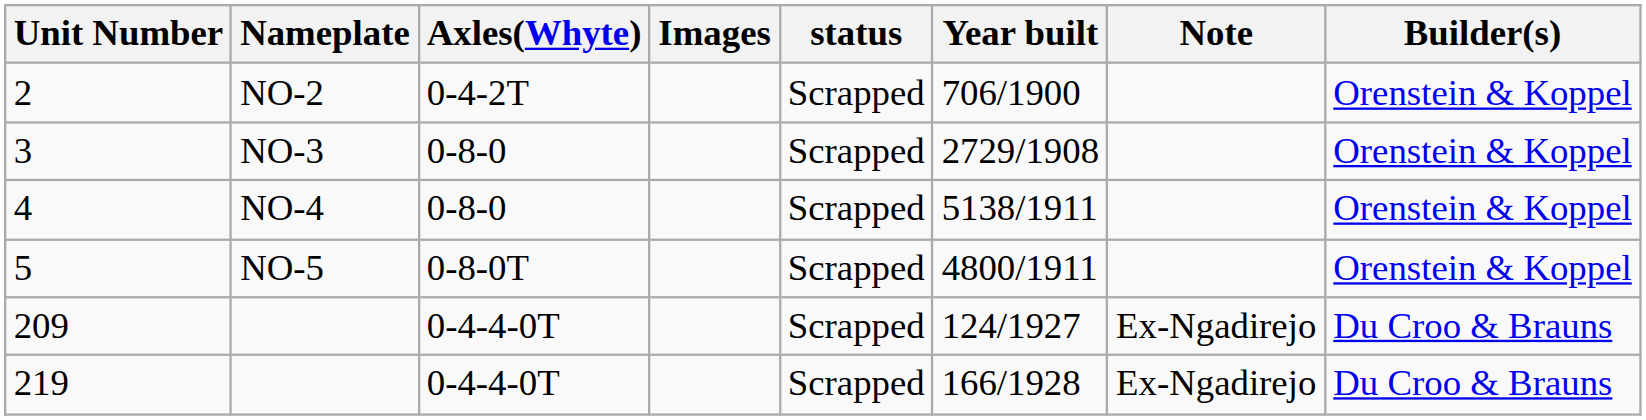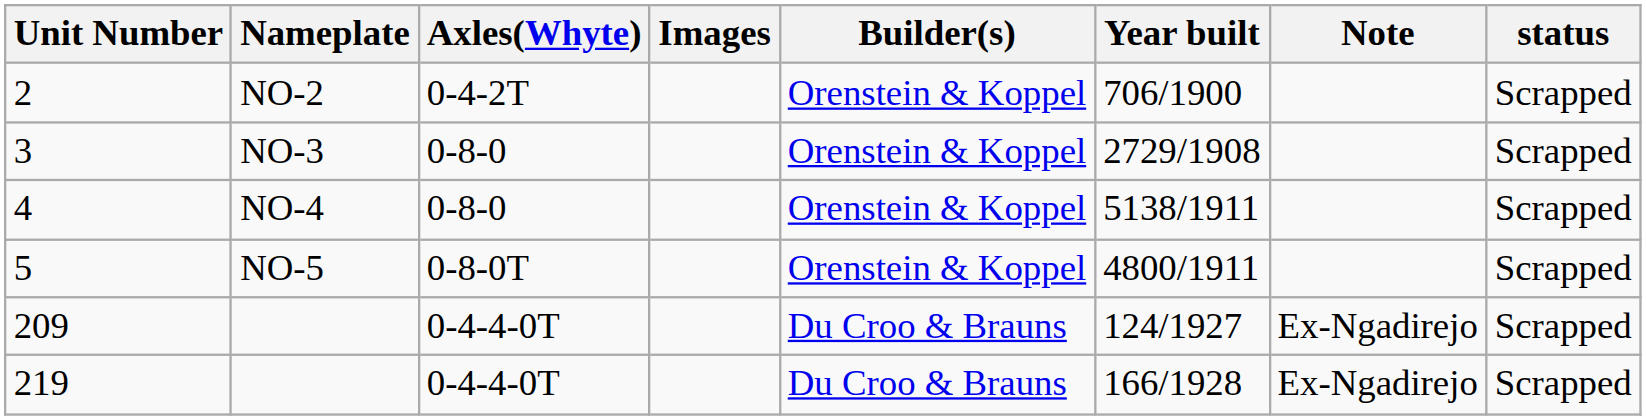columns swapped: (1482, 33) <-> (856, 33)
